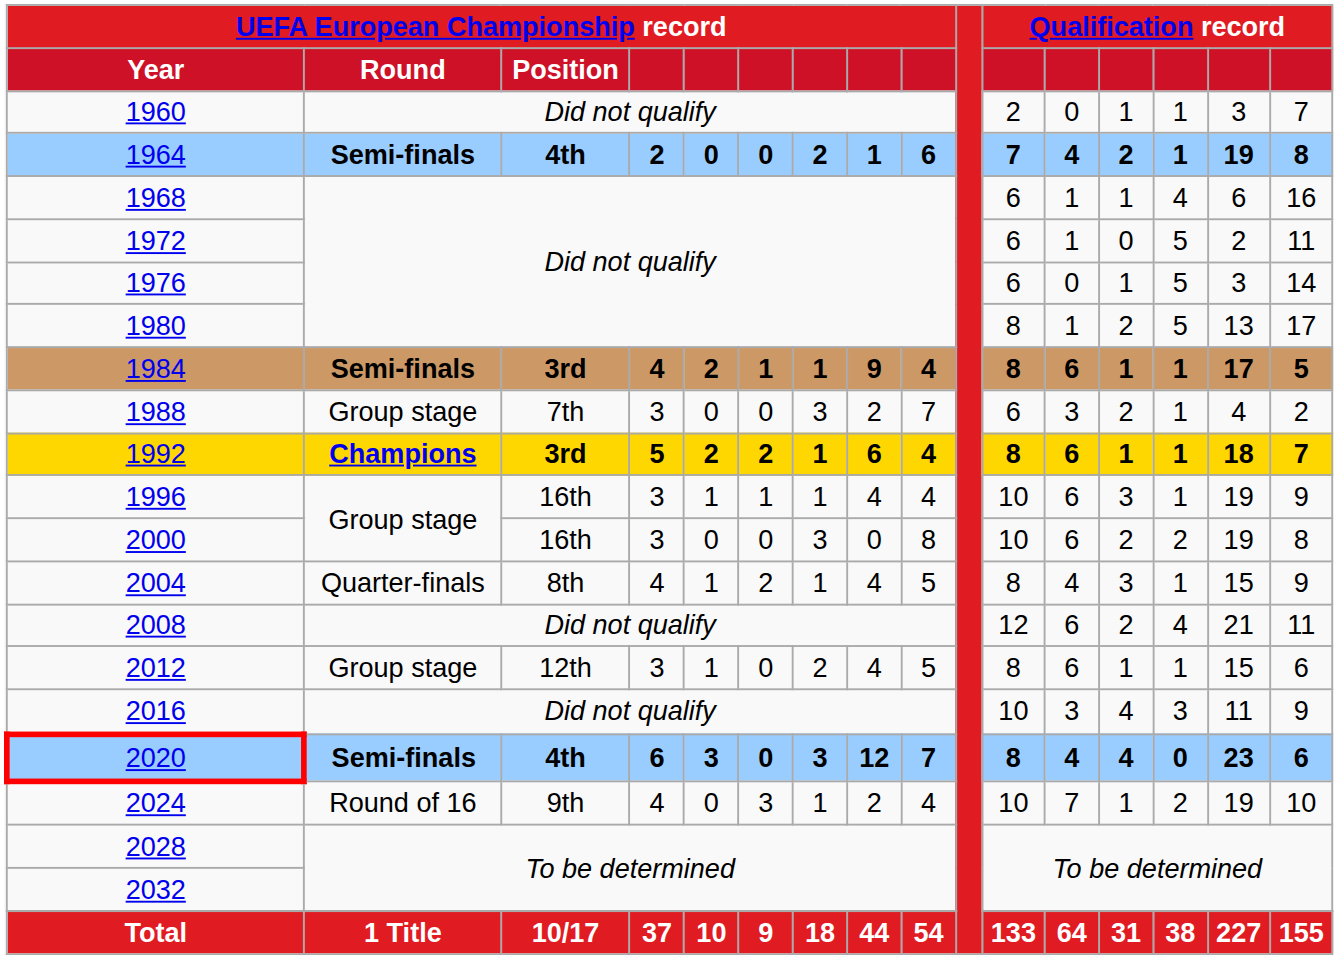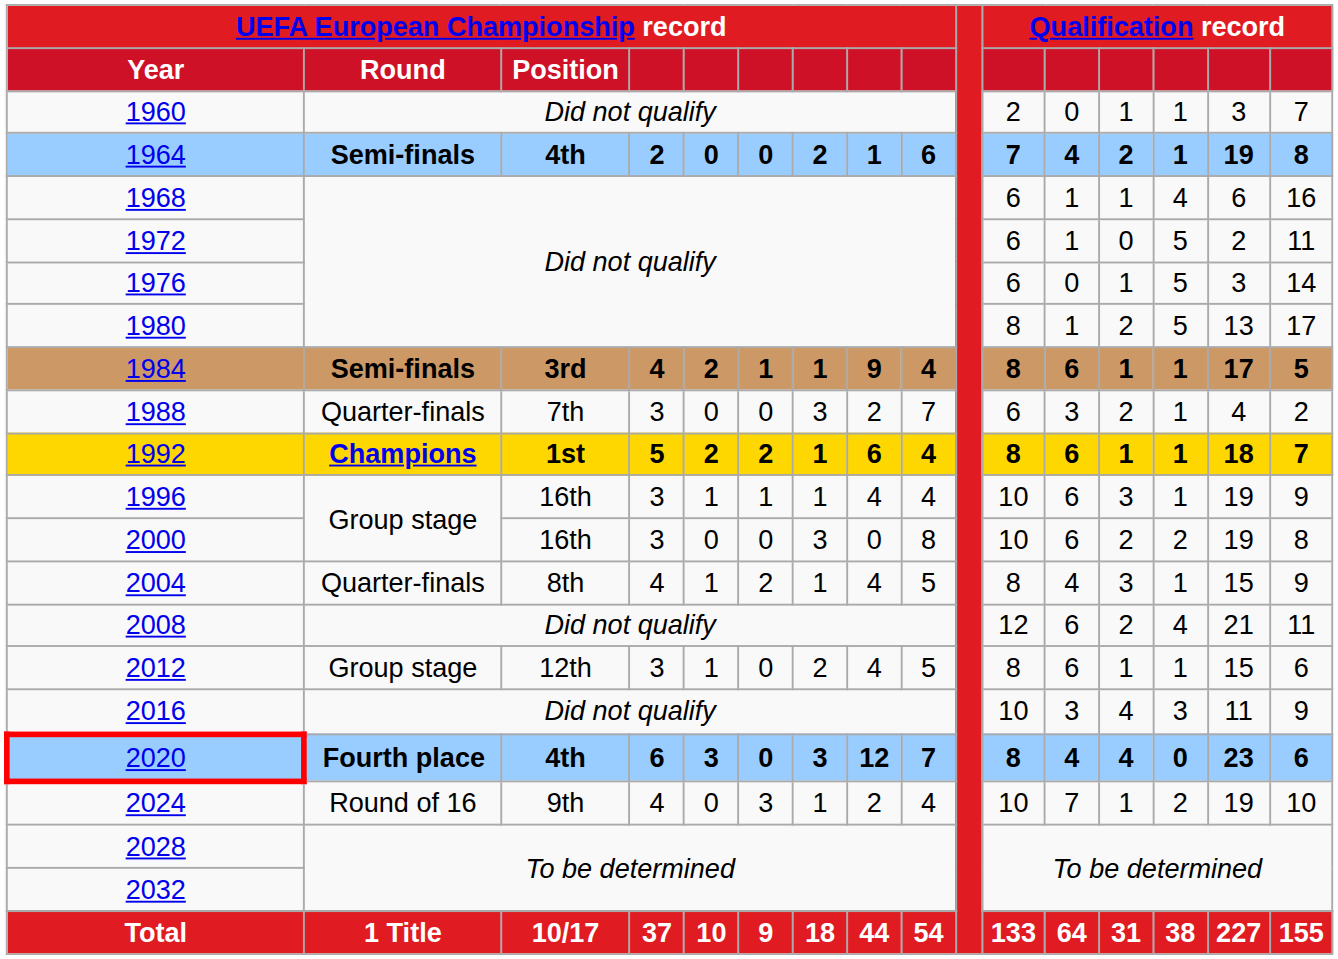(403, 412) Group stage -> (403, 412) Quarter-finals
(566, 454) 3rd -> (566, 454) 1st
(404, 758) Semi-finals -> (404, 758) Fourth place
